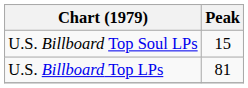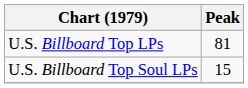rows swapped: (86, 69) <-> (103, 43)
